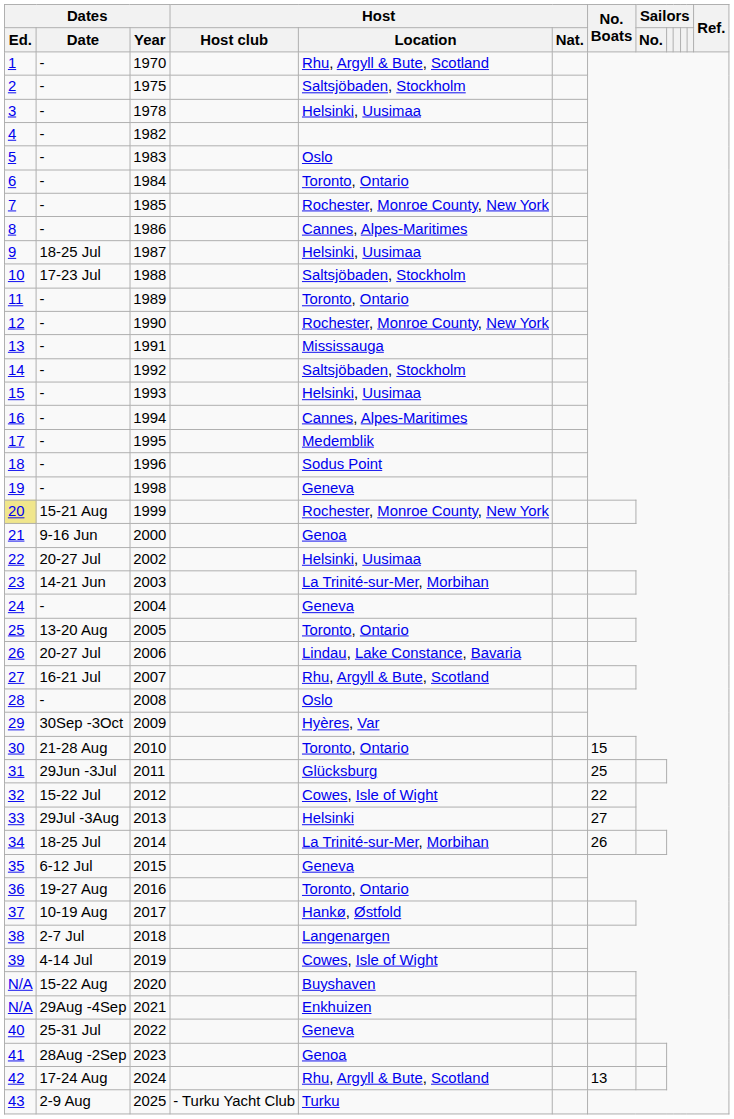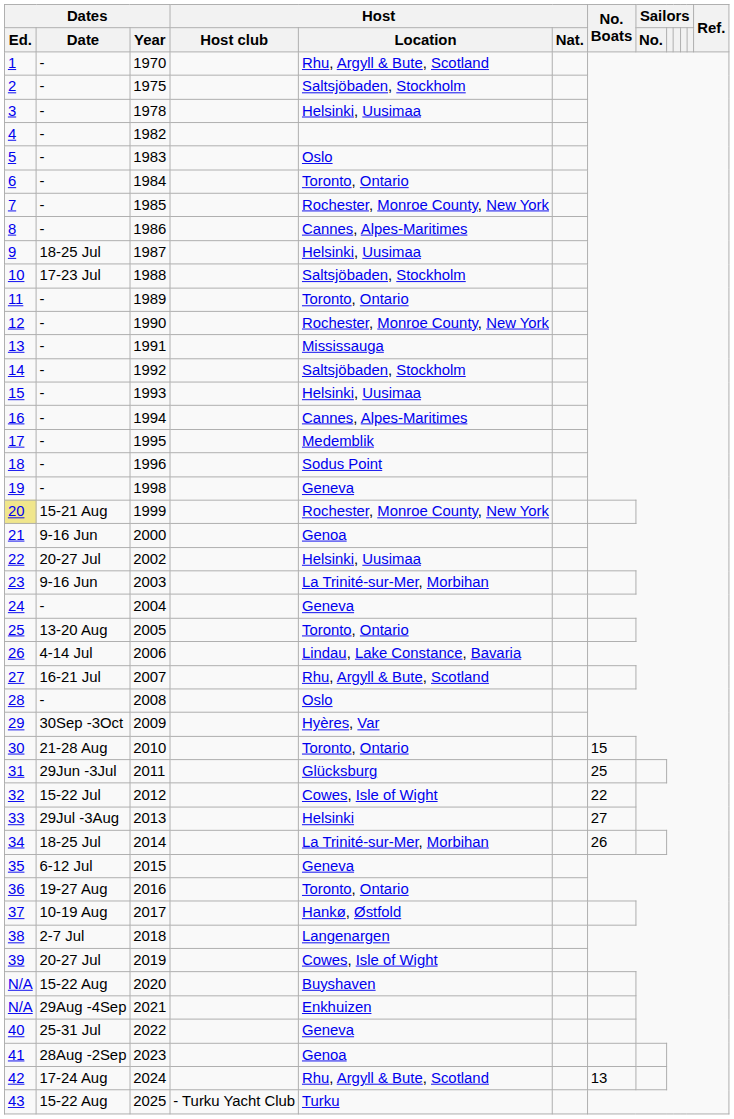(73, 582) 14-21 Jun -> (69, 582) 9-16 Jun
(70, 653) 20-27 Jul -> (66, 653) 4-14 Jul
(66, 960) 4-14 Jul -> (70, 960) 20-27 Jul
(65, 1101) 2-9 Aug -> (73, 1101) 15-22 Aug
